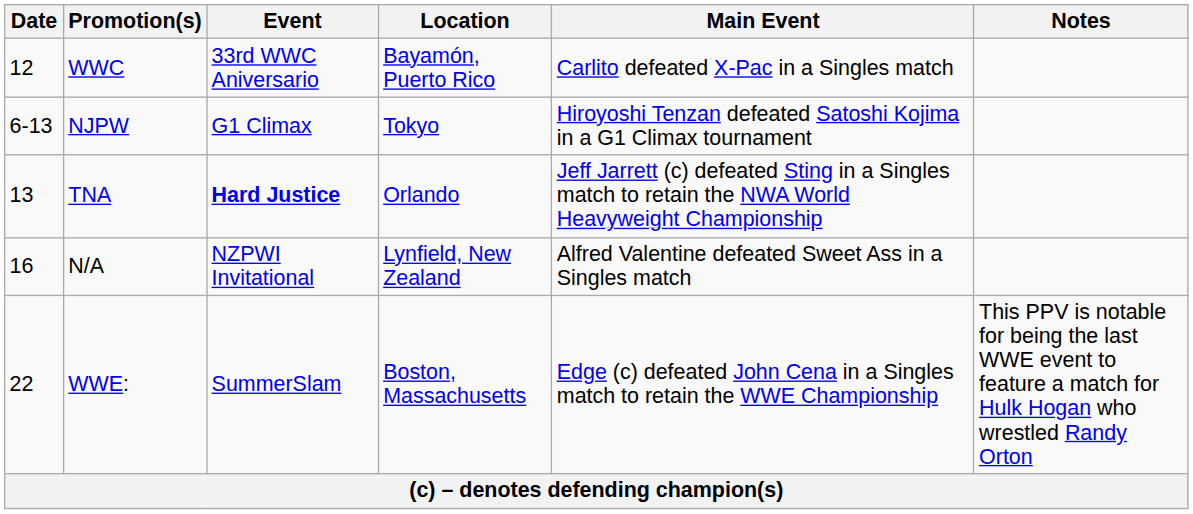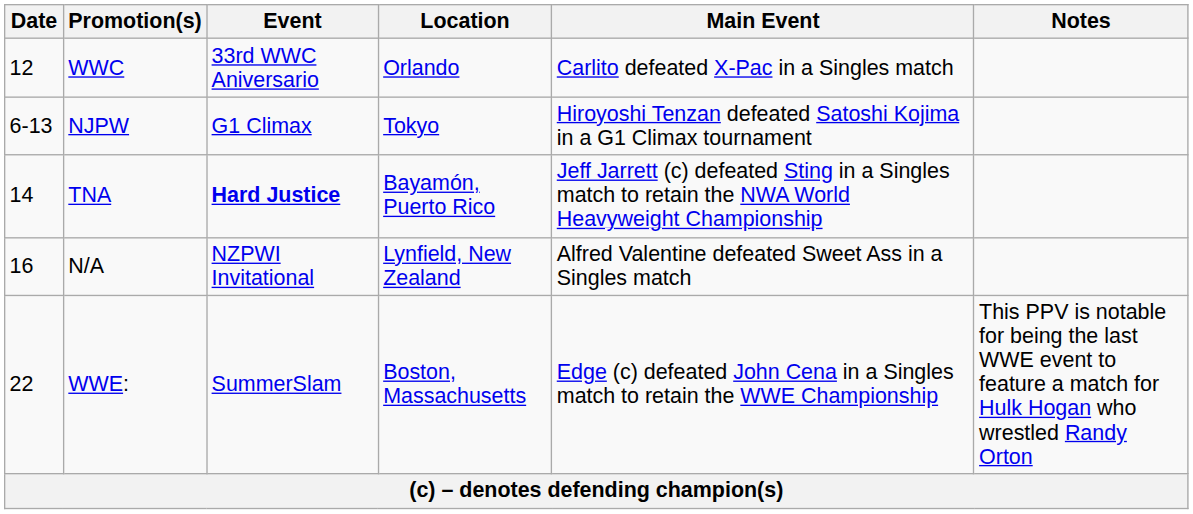(439, 67) Bayamón, Puerto Rico -> (421, 67) Orlando
(22, 195) 13 -> (22, 195) 14
(421, 195) Orlando -> (439, 195) Bayamón, Puerto Rico
